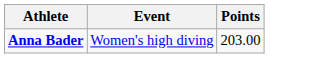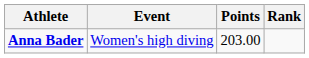+ column: (284, 16)
